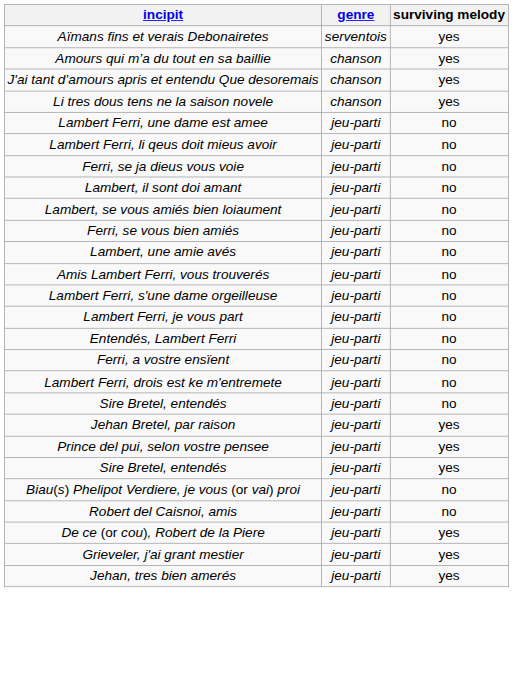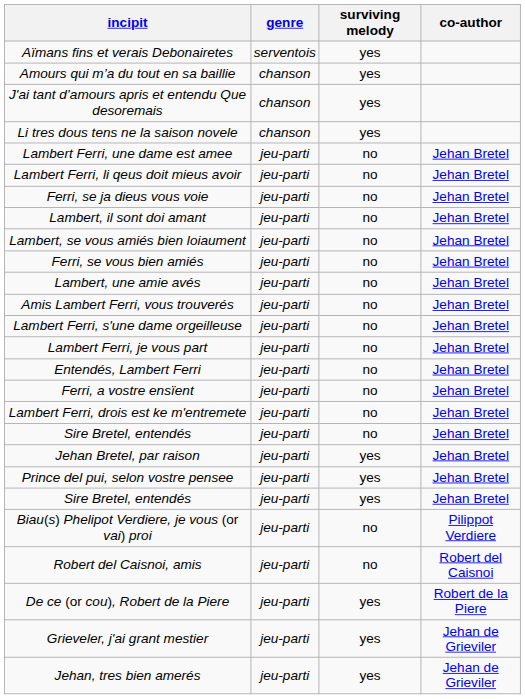+ column: (471, 22)
